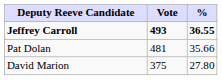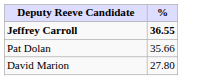- column: (167, 13)
